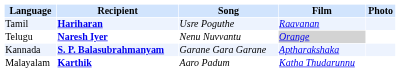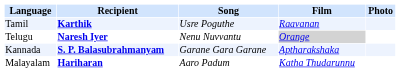(80, 24) Hariharan -> (75, 24) Karthik
(75, 63) Karthik -> (80, 63) Hariharan
